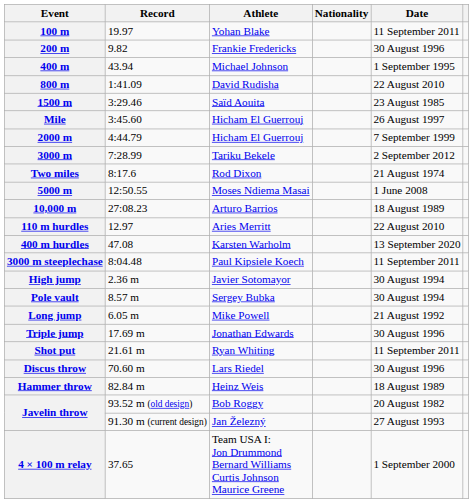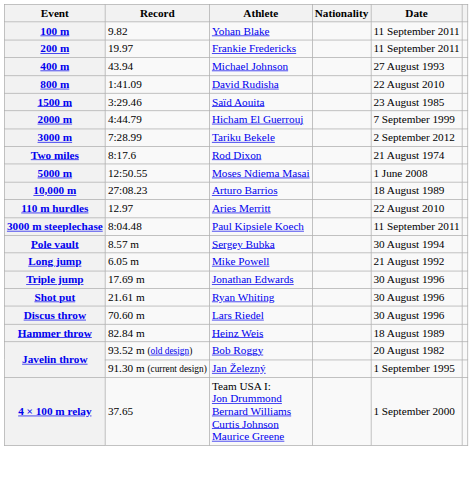(120, 31) 19.97 -> (118, 31) 9.82
(118, 48) 9.82 -> (120, 48) 19.97
(409, 48) 30 August 1996 -> (417, 48) 11 September 2011
(414, 66) 1 September 1995 -> (409, 66) 27 August 1993
- row: (55, 119)
- row: (55, 244)
- row: (55, 279)
(417, 350) 11 September 2011 -> (409, 297) 30 August 1996
(409, 421) 27 August 1993 -> (414, 368) 1 September 1995
